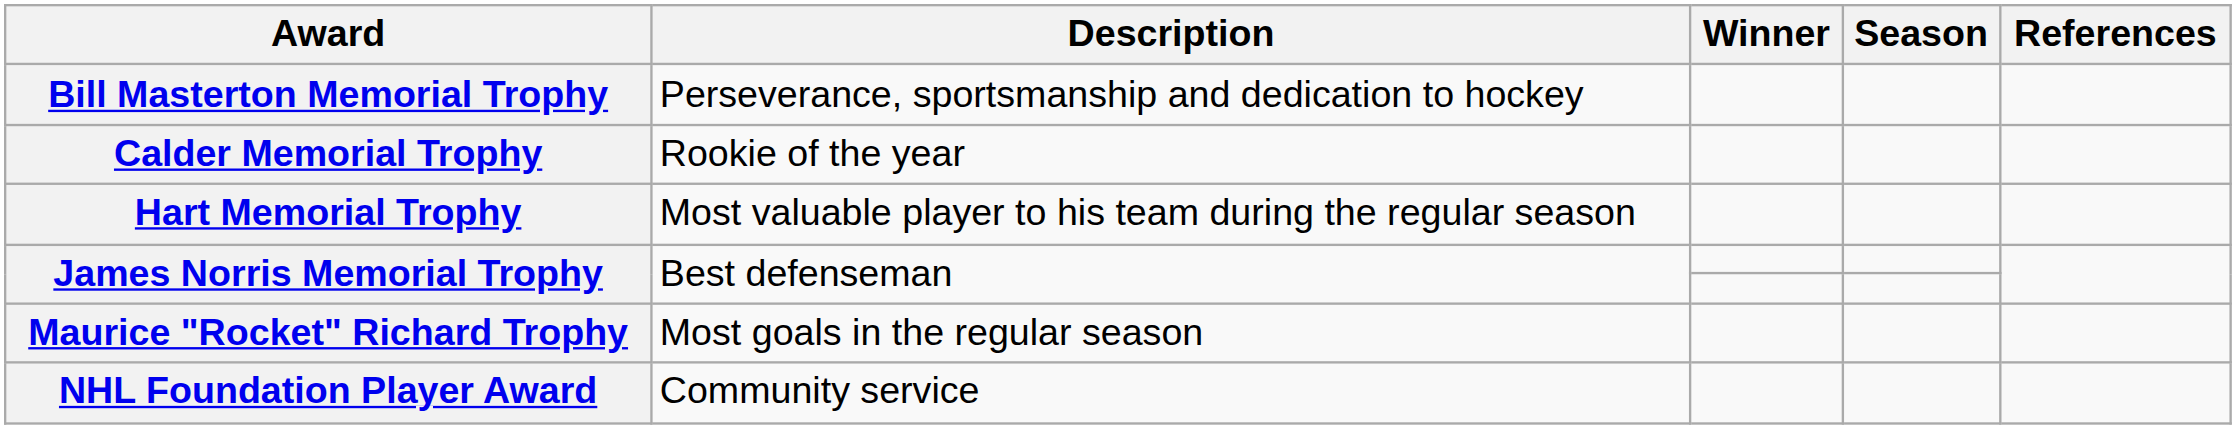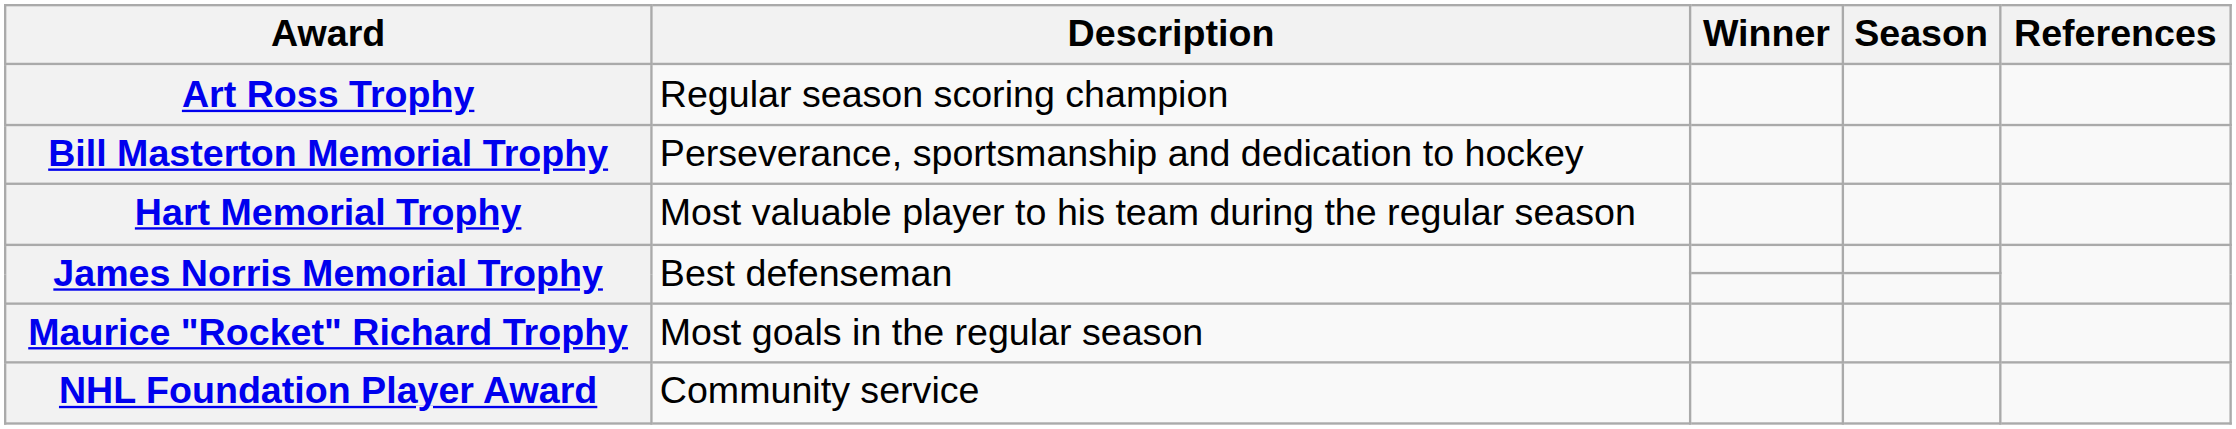+ row: (328, 93)
- row: (328, 153)
